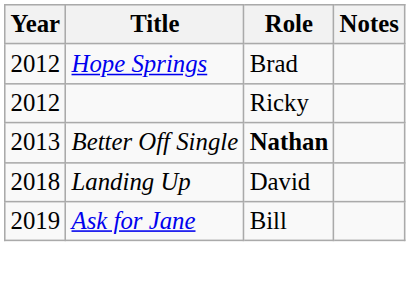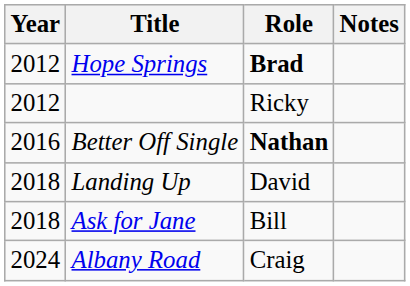(274, 63) normal -> (276, 63) bold
(35, 142) 2013 -> (35, 142) 2016
(35, 220) 2019 -> (35, 220) 2018
+ row: (136, 260)
